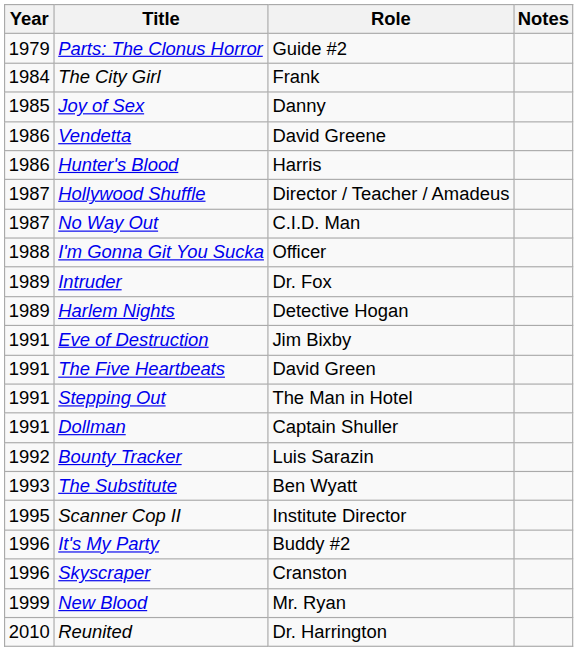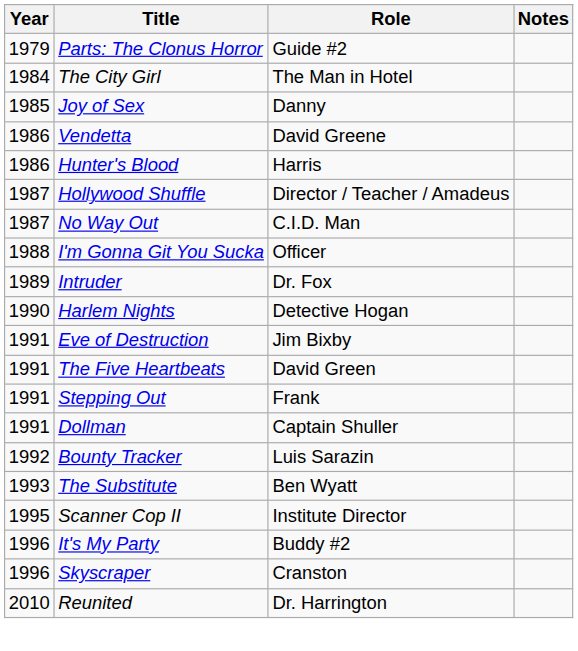(296, 77) Frank -> (342, 77) The Man in Hotel
(29, 310) 1989 -> (29, 310) 1990
(342, 398) The Man in Hotel -> (296, 398) Frank
- row: (103, 602)
